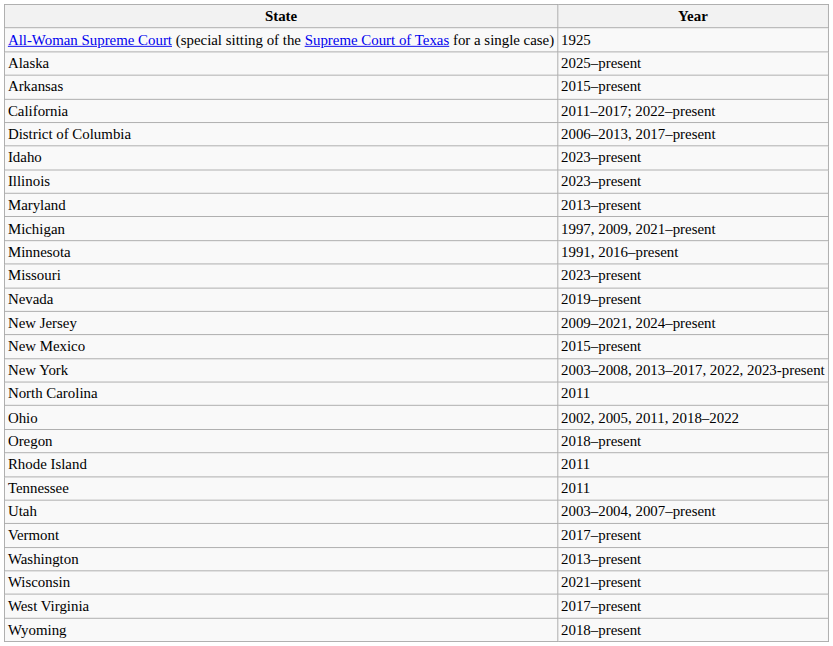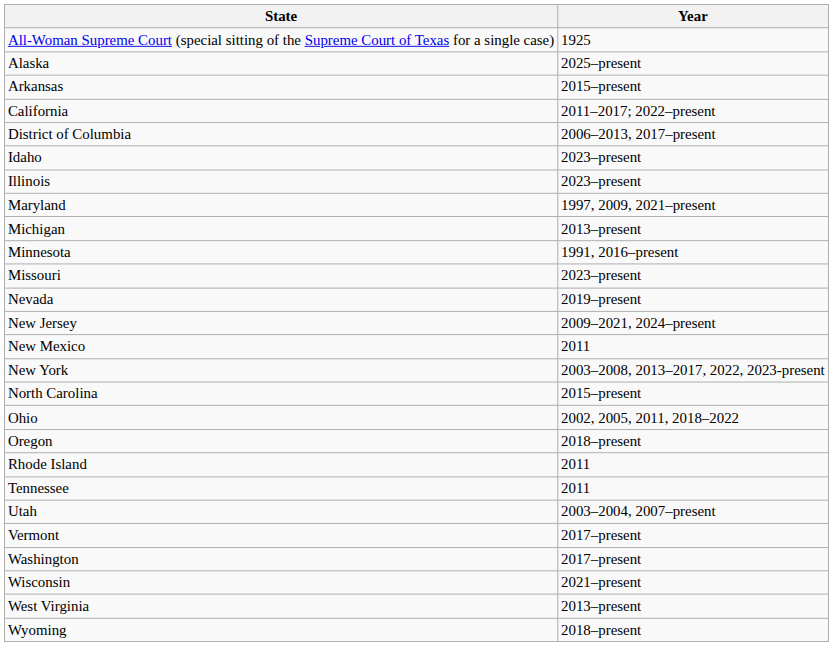(601, 205) 2013–present -> (638, 205) 1997, 2009, 2021–present
(638, 228) 1997, 2009, 2021–present -> (601, 228) 2013–present
(601, 346) 2015–present -> (576, 346) 2011
(576, 393) 2011 -> (601, 393) 2015–present
(601, 559) 2013–present -> (601, 559) 2017–present
(601, 606) 2017–present -> (601, 606) 2013–present
